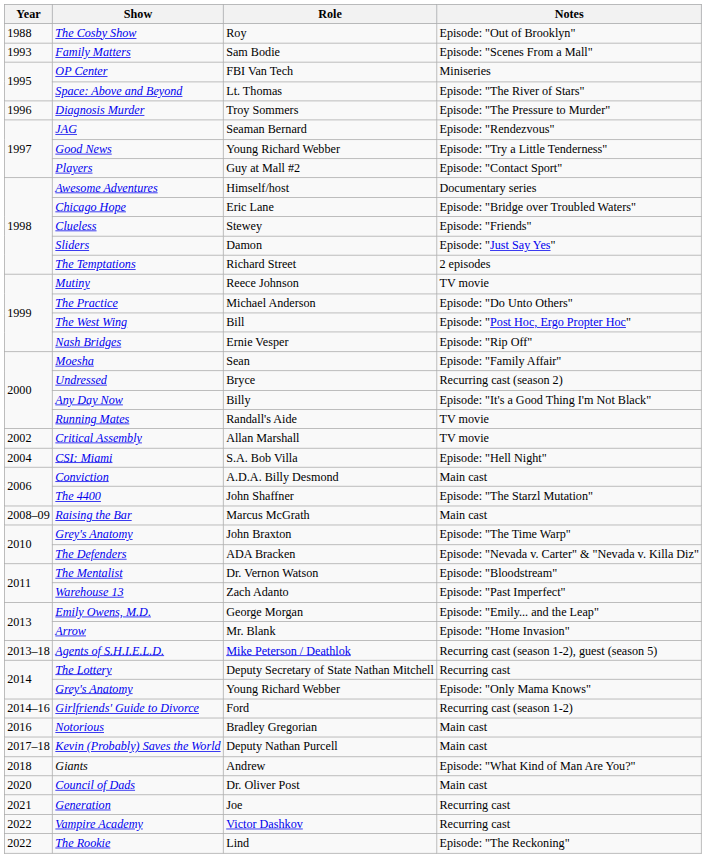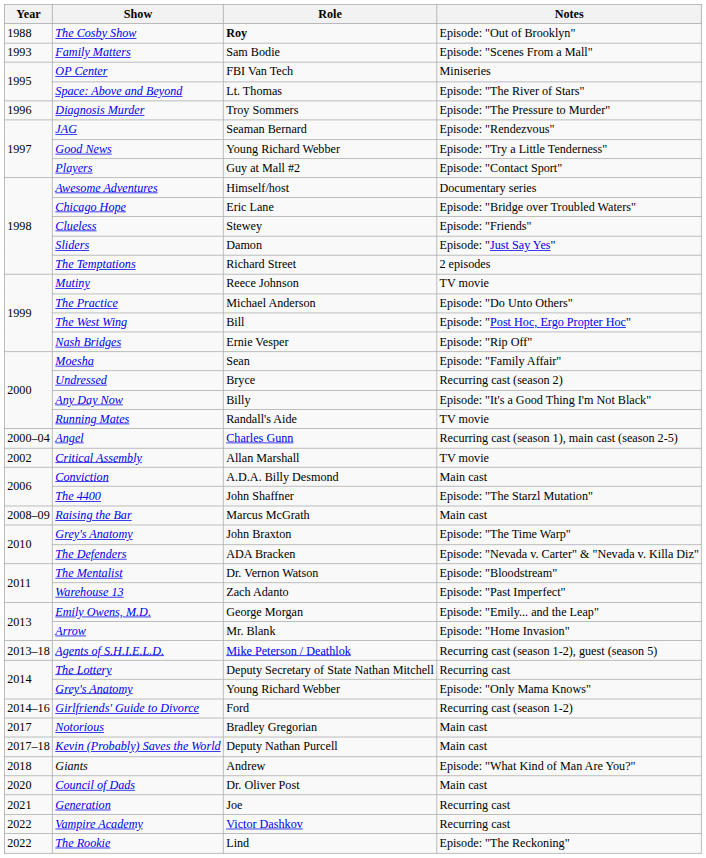(236, 33) normal -> (237, 33) bold
+ row: (70, 438)
- row: (84, 457)
(19, 727) 2016 -> (19, 727) 2017
